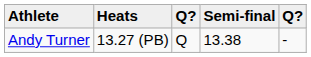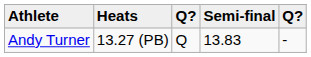(222, 40) 13.38 -> (222, 40) 13.83
